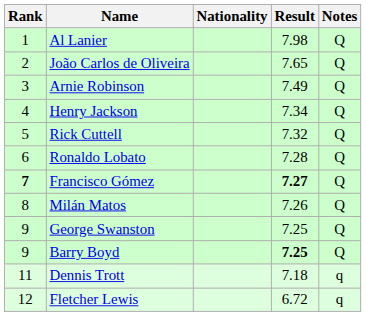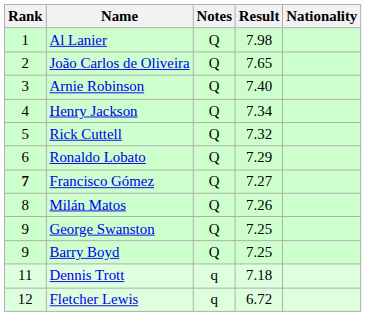columns swapped: (232, 16) <-> (340, 16)
(295, 87) 7.49 -> (259, 87) 7.40
(295, 157) 7.28 -> (259, 157) 7.29
(295, 181) bold -> (259, 181) normal
(295, 252) bold -> (259, 252) normal
